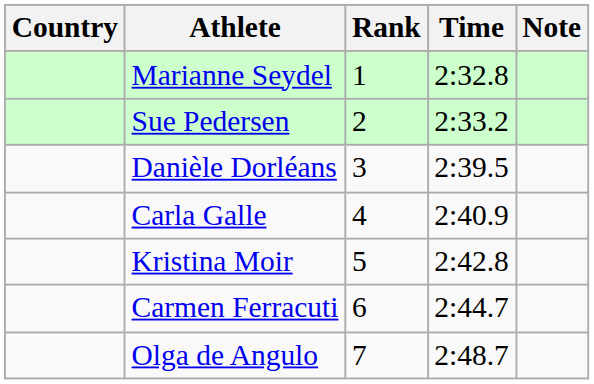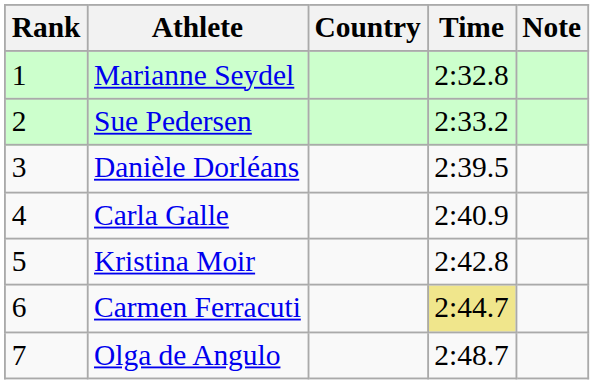columns swapped: (386, 27) <-> (65, 27)
(472, 307) no background -> (472, 307) khaki background
